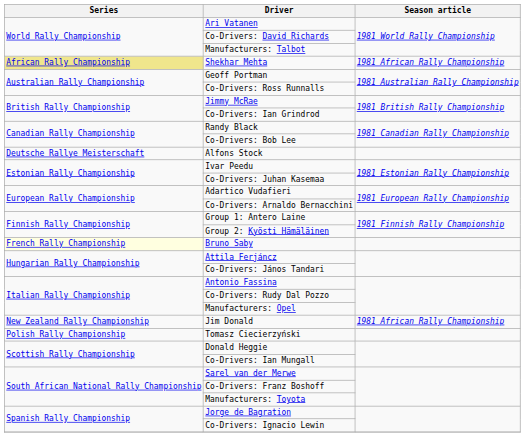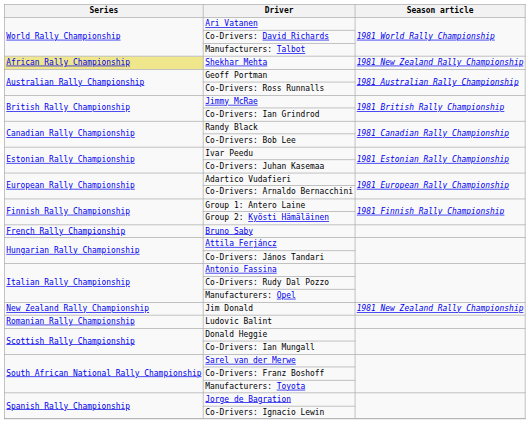(431, 63) 1981 African Rally Championship -> (440, 63) 1981 New Zealand Rally Championship
- row: (234, 154)
(66, 244) lightyellow background -> (66, 231) no background
(431, 322) 1981 African Rally Championship -> (440, 309) 1981 New Zealand Rally Championship
- row: (253, 335)
+ row: (239, 322)
